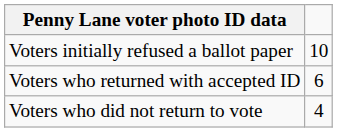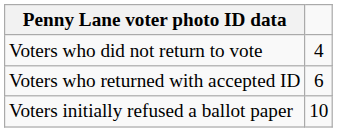rows swapped: (151, 50) <-> (136, 111)
